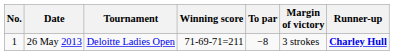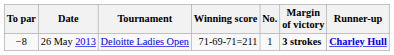columns swapped: (14, 19) <-> (263, 19)
(301, 42) normal -> (302, 42) bold
